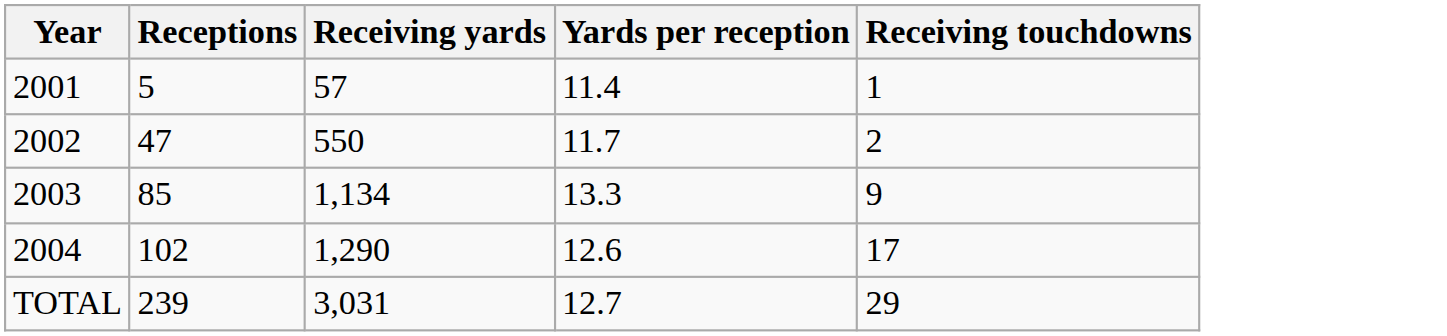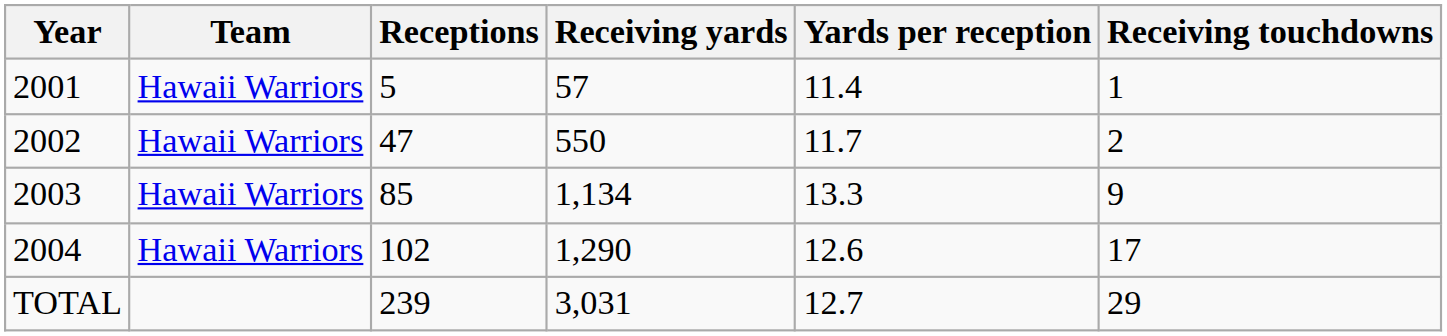+ column: (250, 31)
